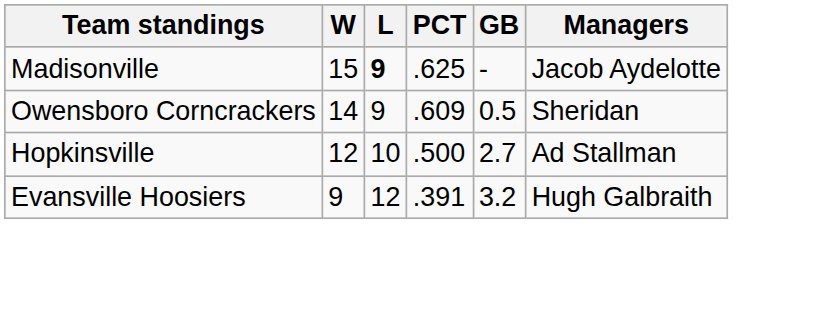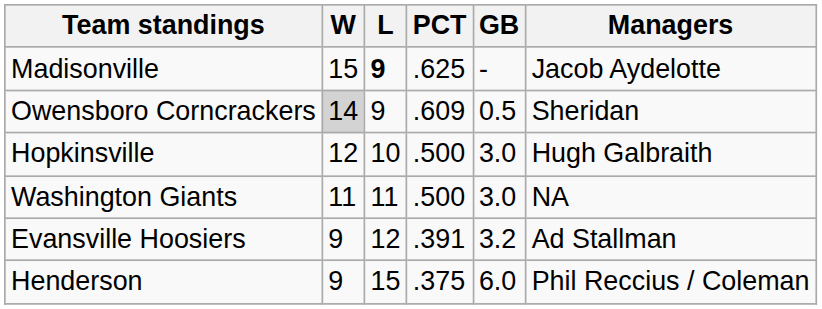(343, 111) no background -> (343, 111) lightgrey background
(498, 153) 2.7 -> (498, 153) 3.0
(604, 153) Ad Stallman -> (622, 153) Hugh Galbraith
+ row: (124, 196)
(622, 196) Hugh Galbraith -> (604, 238) Ad Stallman
+ row: (77, 281)
